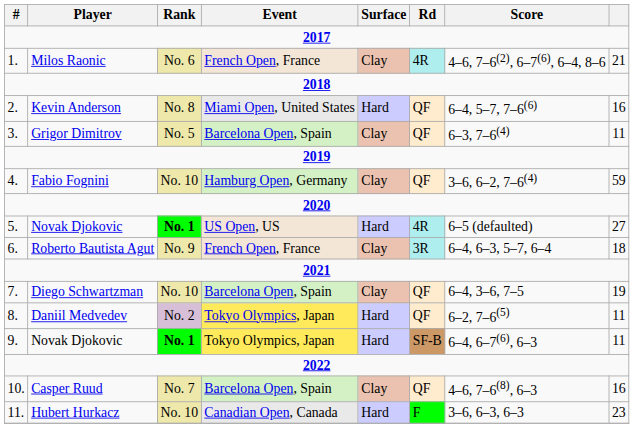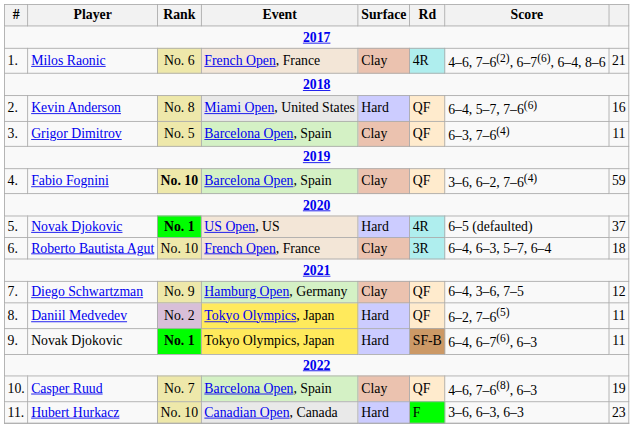(179, 181) normal -> (179, 181) bold
(276, 181) Hamburg Open, Germany -> (268, 181) Barcelona Open, Spain
(619, 226) 27 -> (619, 226) 37
(179, 248) No. 9 -> (179, 248) No. 10
(179, 292) No. 10 -> (179, 292) No. 9
(268, 292) Barcelona Open, Spain -> (276, 292) Hamburg Open, Germany
(619, 292) 19 -> (619, 292) 12
(619, 388) 16 -> (619, 388) 19
